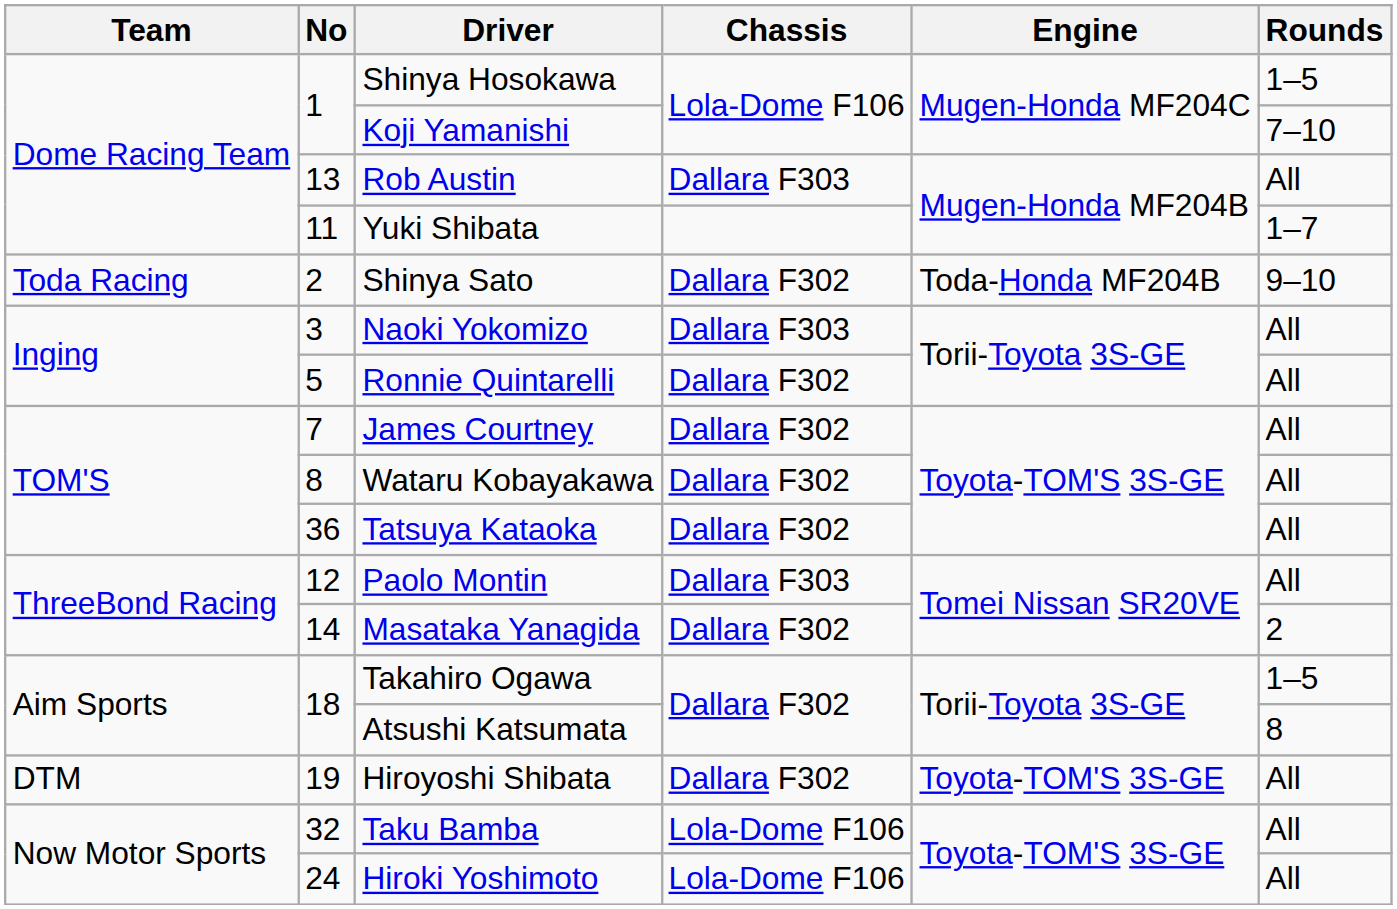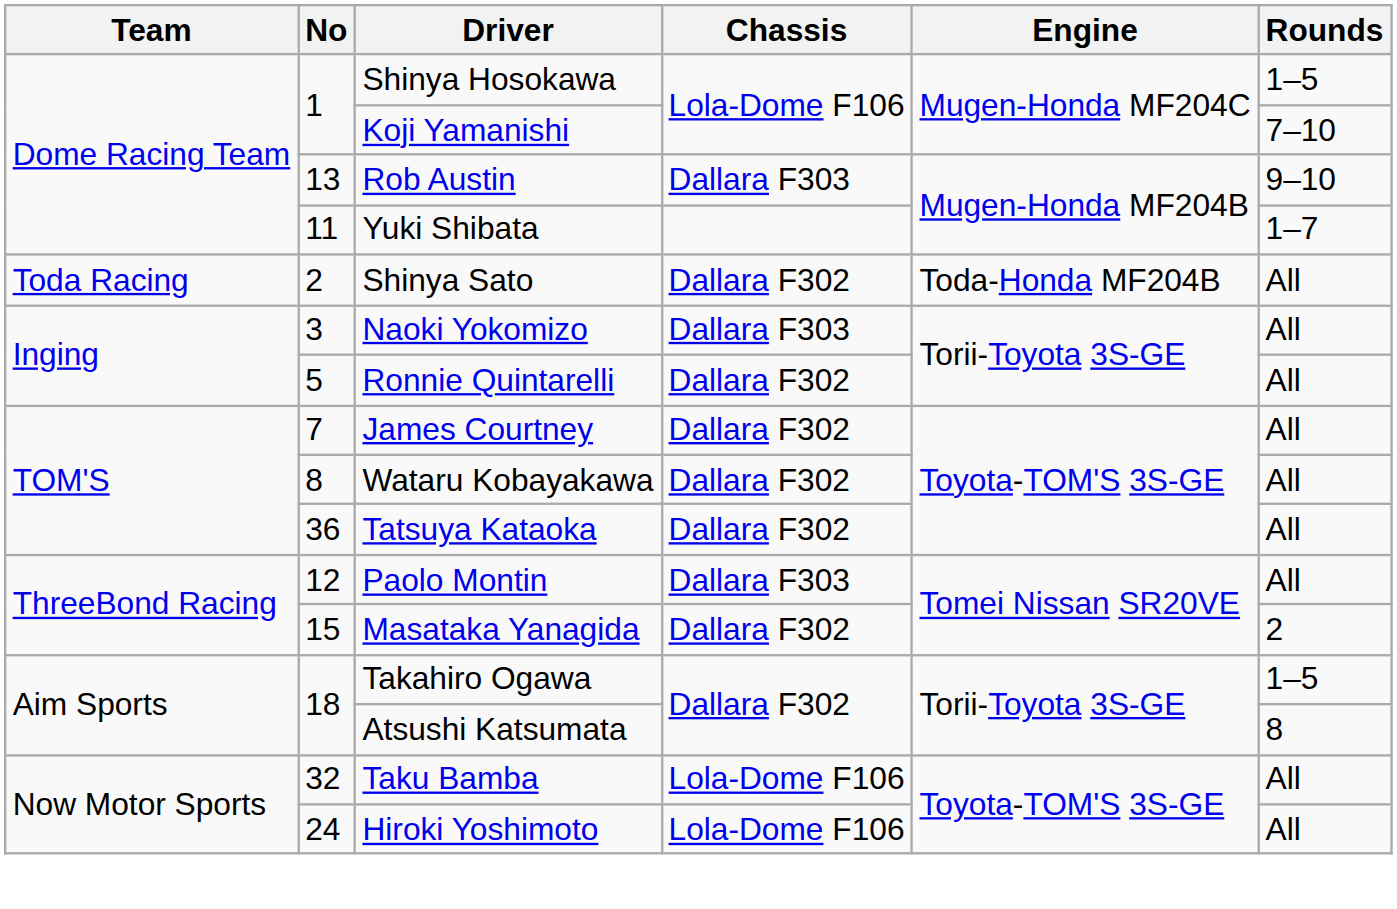(1283, 180) All -> (1301, 180) 9–10
(1301, 279) 9–10 -> (1283, 279) All
(323, 629) 14 -> (323, 629) 15
- row: (487, 779)
